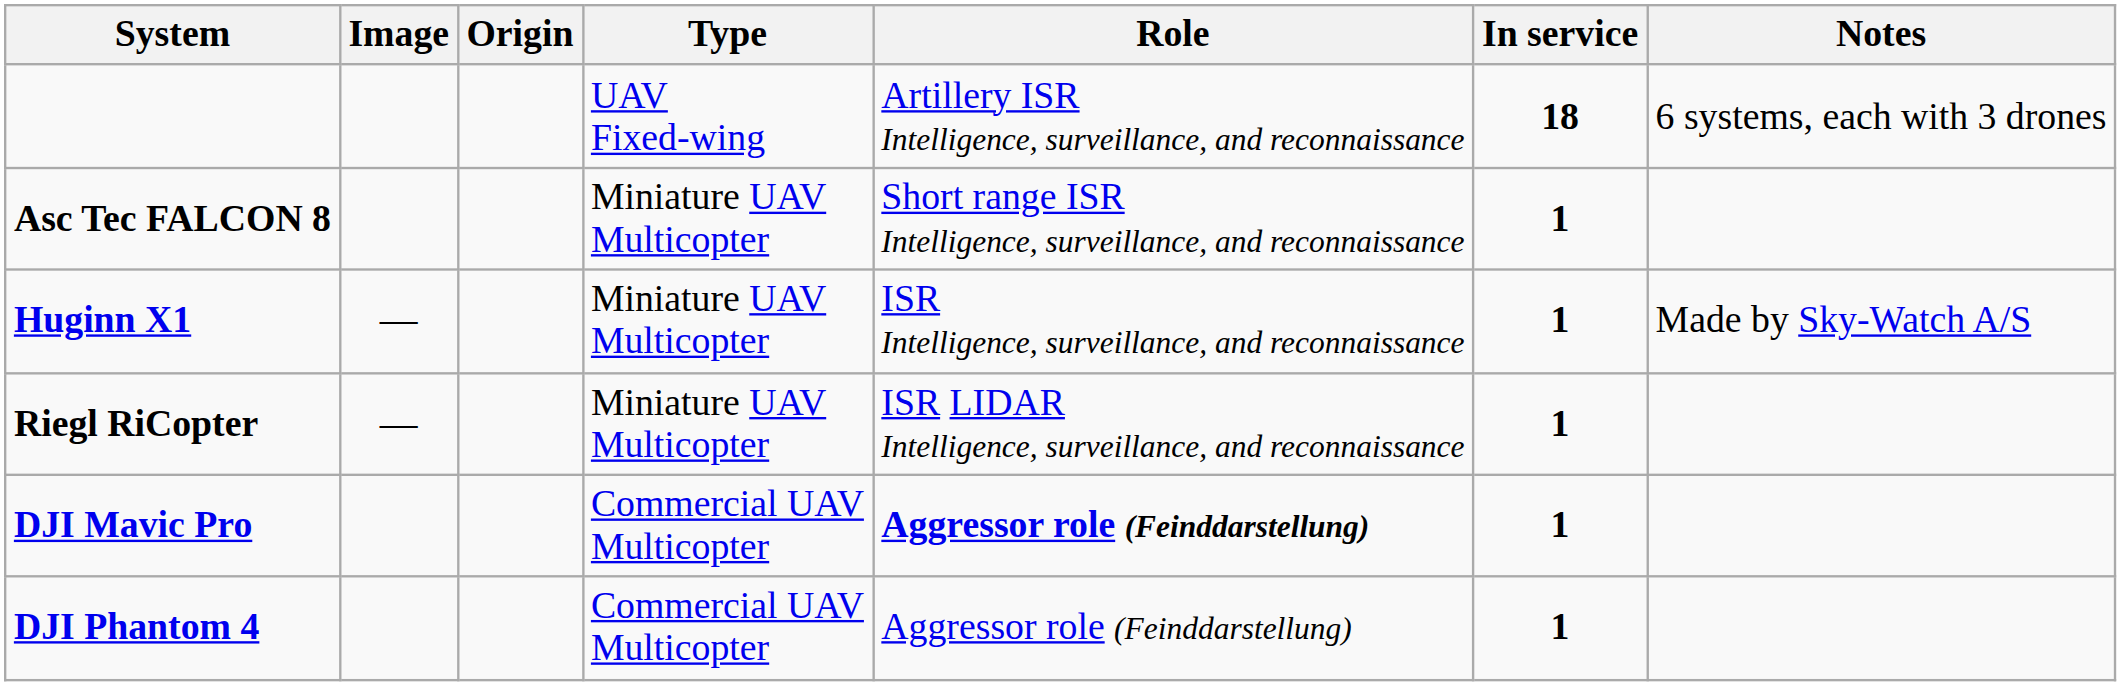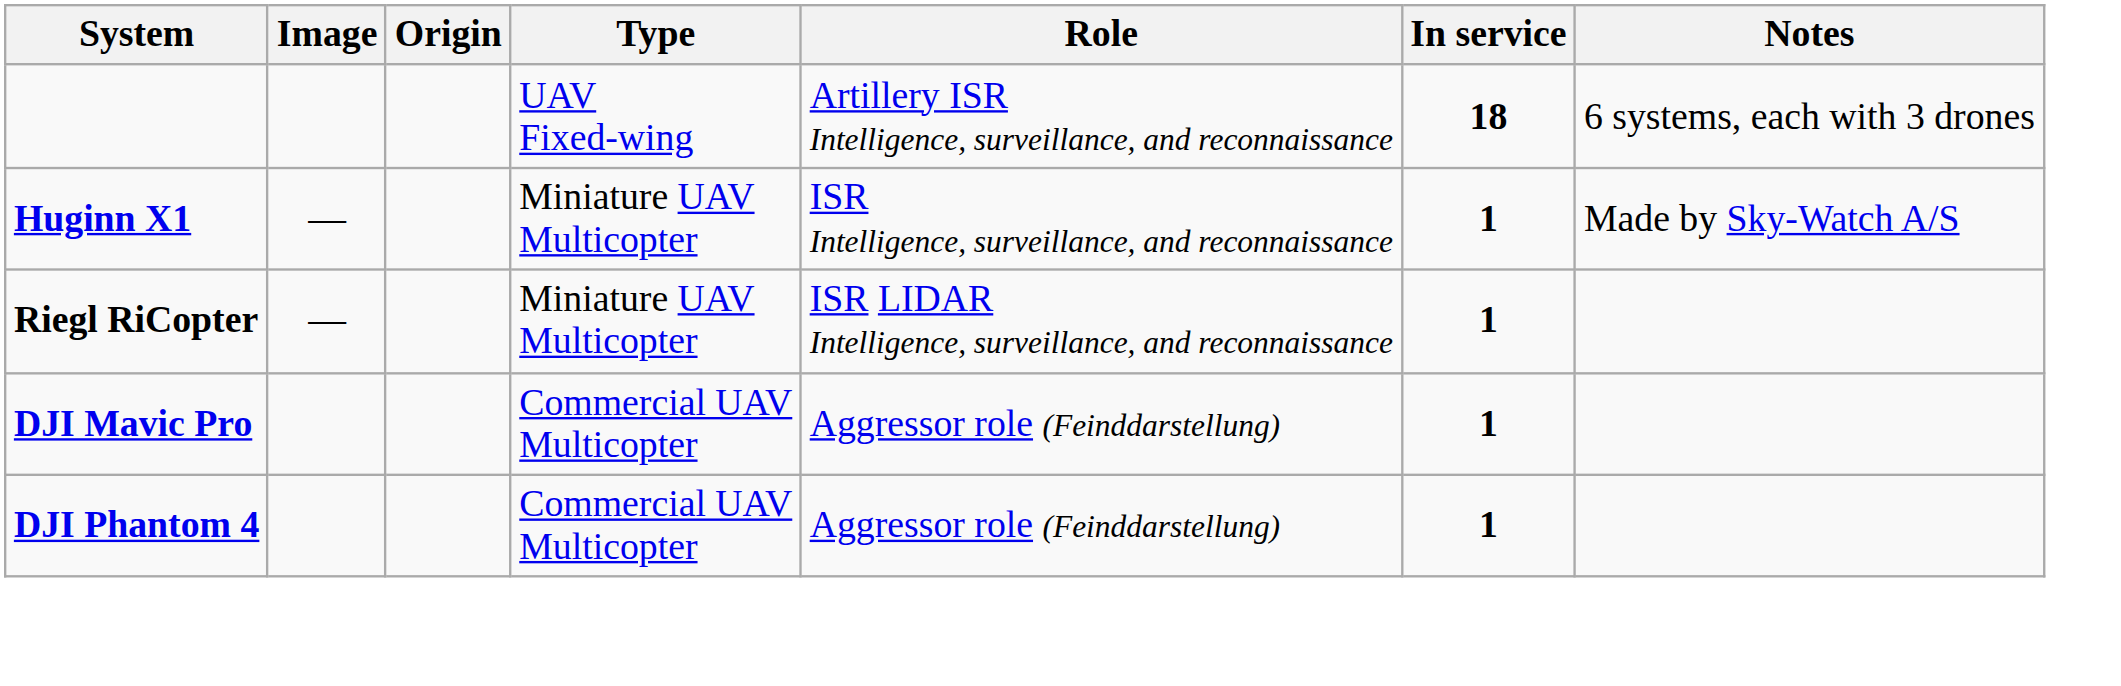- row: (172, 217)
(1125, 525) bold -> (1045, 422) normal
